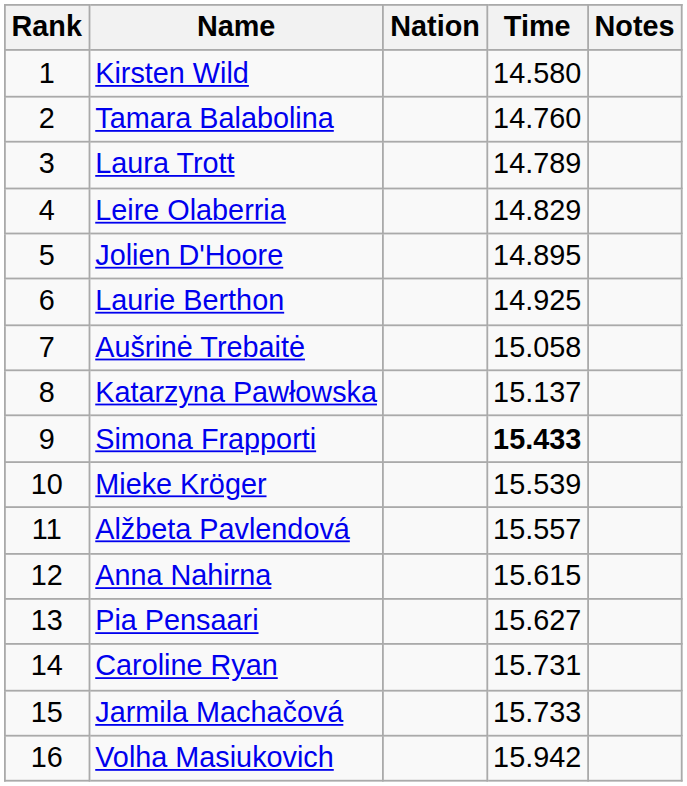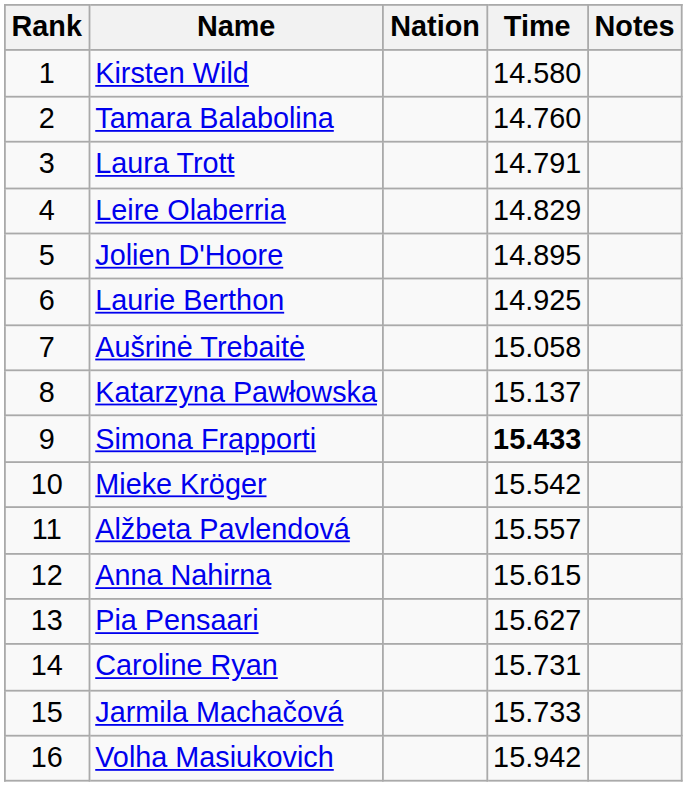(537, 164) 14.789 -> (537, 164) 14.791
(537, 484) 15.539 -> (537, 484) 15.542
